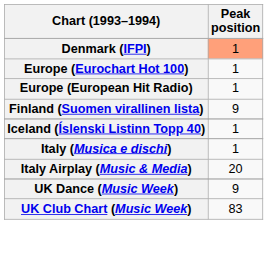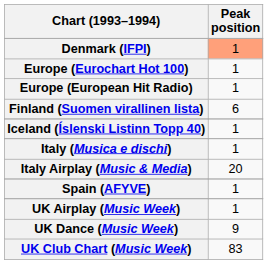(236, 108) 9 -> (236, 108) 6
+ row: (106, 189)
+ row: (106, 209)
